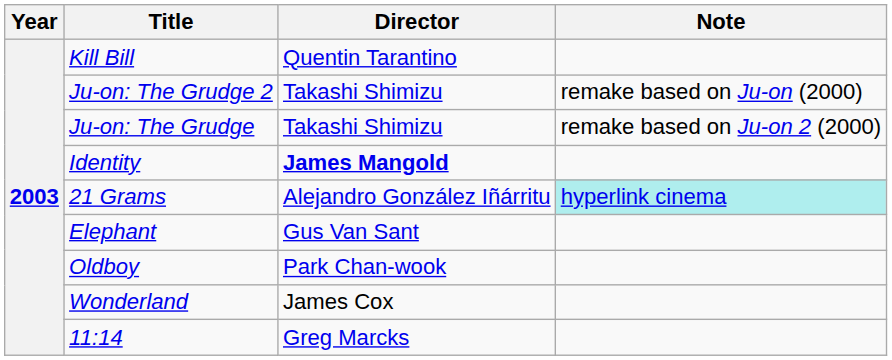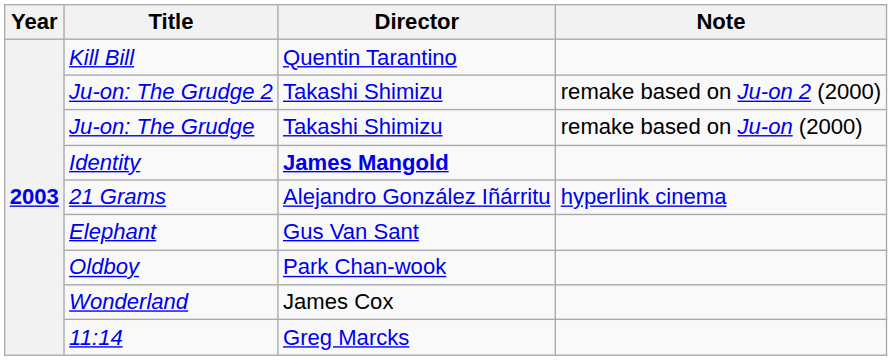(712, 92) remake based on Ju-on (2000) -> (721, 92) remake based on Ju-on 2 (2000)
(721, 127) remake based on Ju-on 2 (2000) -> (712, 127) remake based on Ju-on (2000)
(644, 197) paleturquoise background -> (644, 197) no background
